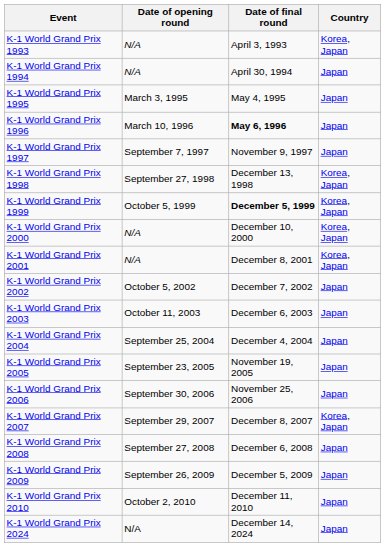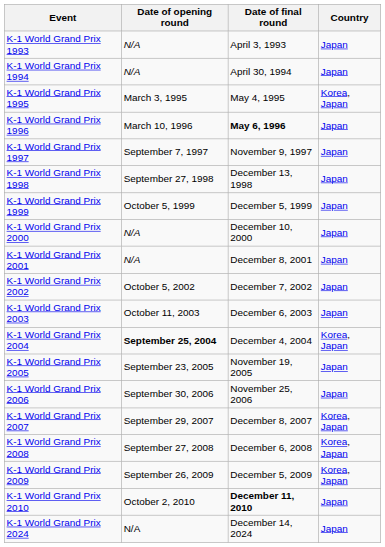(335, 44) Korea, Japan -> (334, 44) Japan
(334, 98) Japan -> (335, 98) Korea, Japan
(335, 179) Korea, Japan -> (334, 179) Japan
(273, 206) bold -> (271, 206) normal
(335, 206) Korea, Japan -> (334, 206) Japan
(335, 233) Korea, Japan -> (334, 233) Japan
(335, 259) Korea, Japan -> (334, 259) Japan
(169, 340) normal -> (170, 340) bold
(334, 340) Japan -> (335, 340) Korea, Japan
(334, 448) Japan -> (335, 448) Korea, Japan
(334, 475) Japan -> (335, 475) Korea, Japan
(262, 502) normal -> (262, 502) bold
